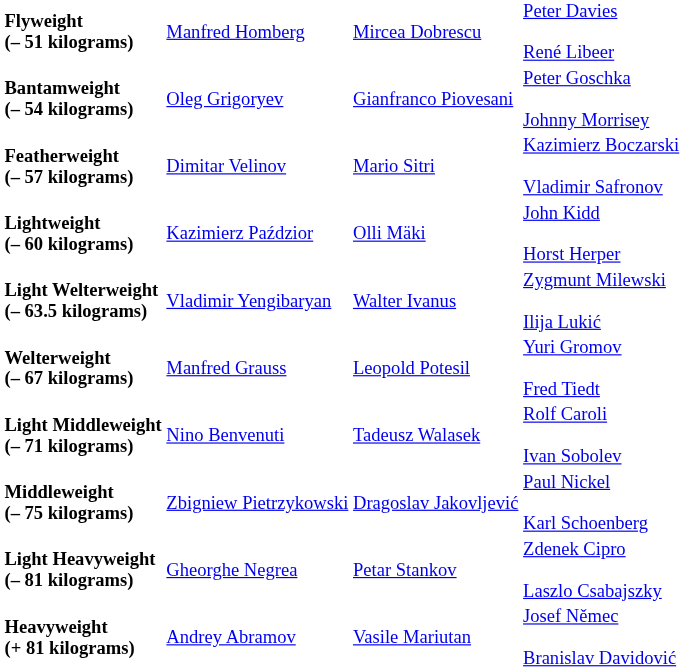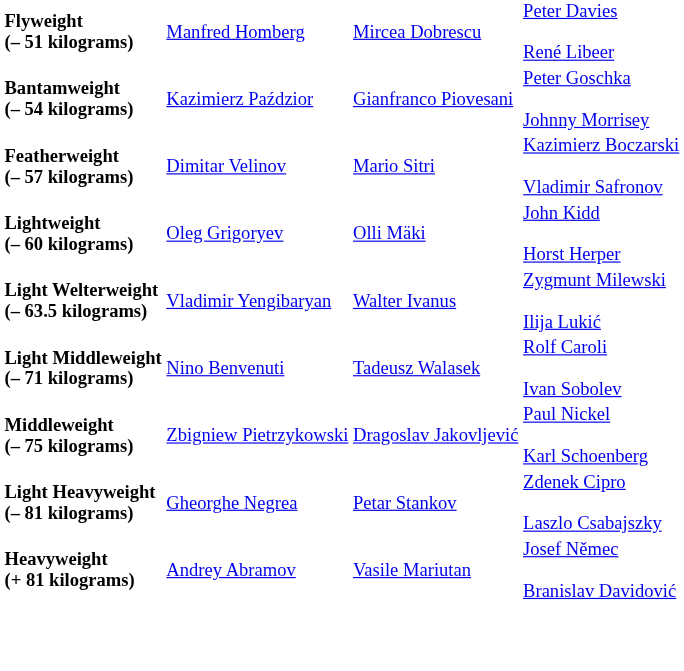(225, 98) Oleg Grigoryev -> (240, 98) Kazimierz Paździor
(240, 233) Kazimierz Paździor -> (225, 233) Oleg Grigoryev
- row: (69, 368)
